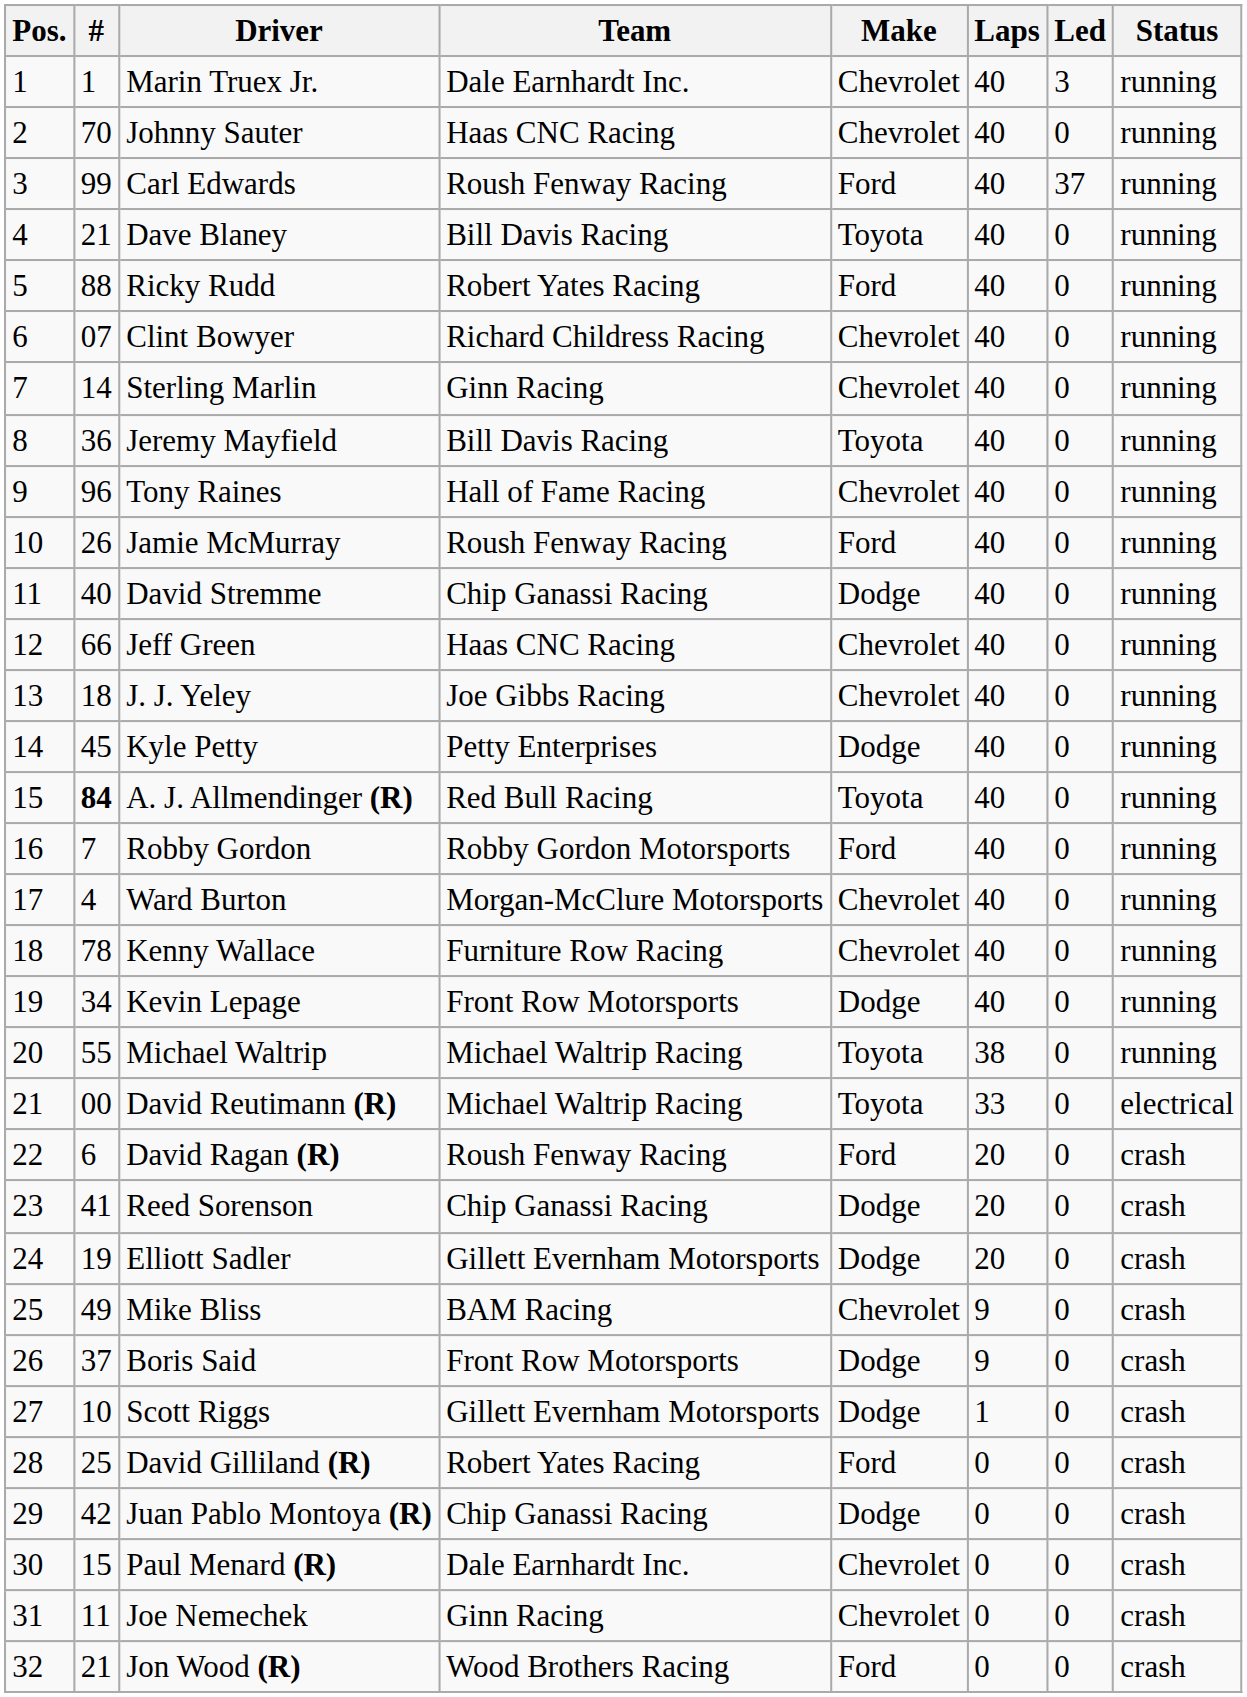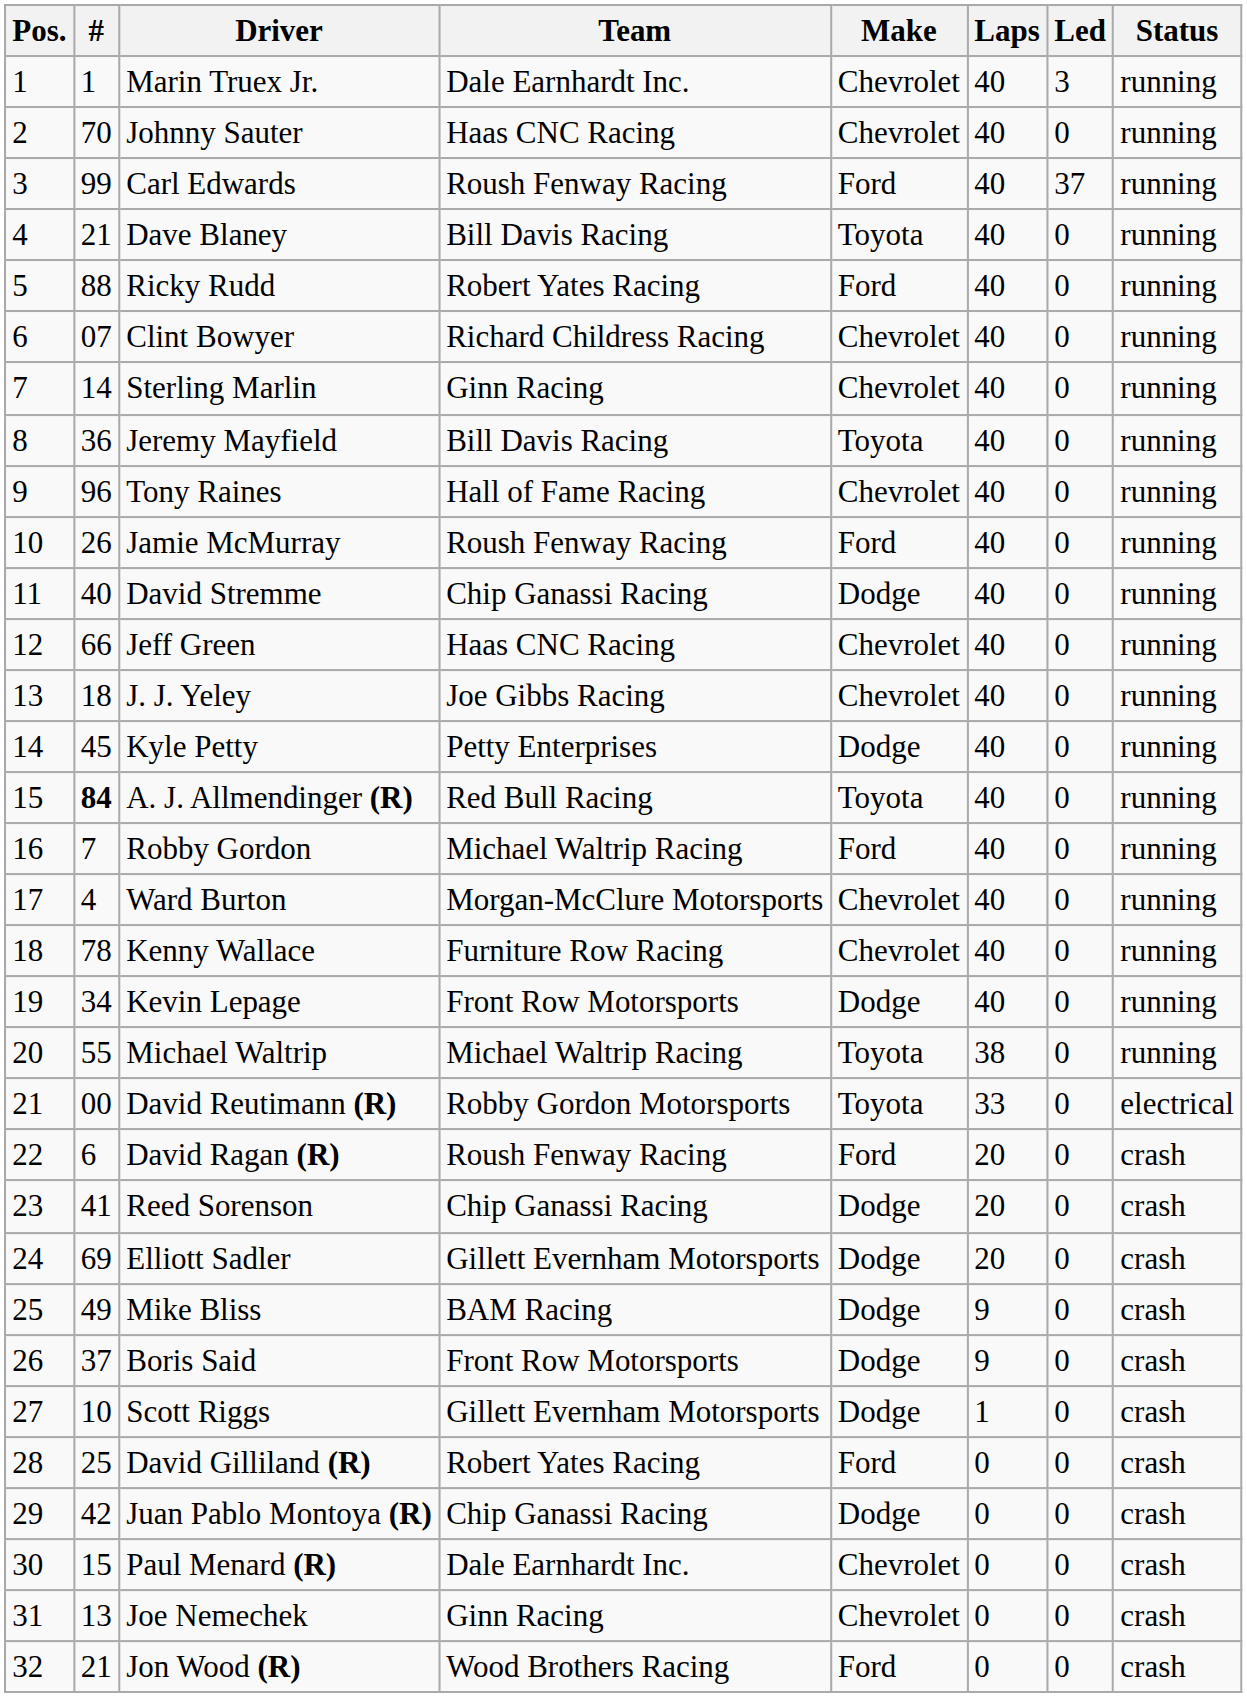(618, 848) Robby Gordon Motorsports -> (594, 848) Michael Waltrip Racing
(594, 1103) Michael Waltrip Racing -> (618, 1103) Robby Gordon Motorsports
(96, 1257) 19 -> (96, 1257) 69
(899, 1308) Chevrolet -> (879, 1308) Dodge
(96, 1615) 11 -> (96, 1615) 13
